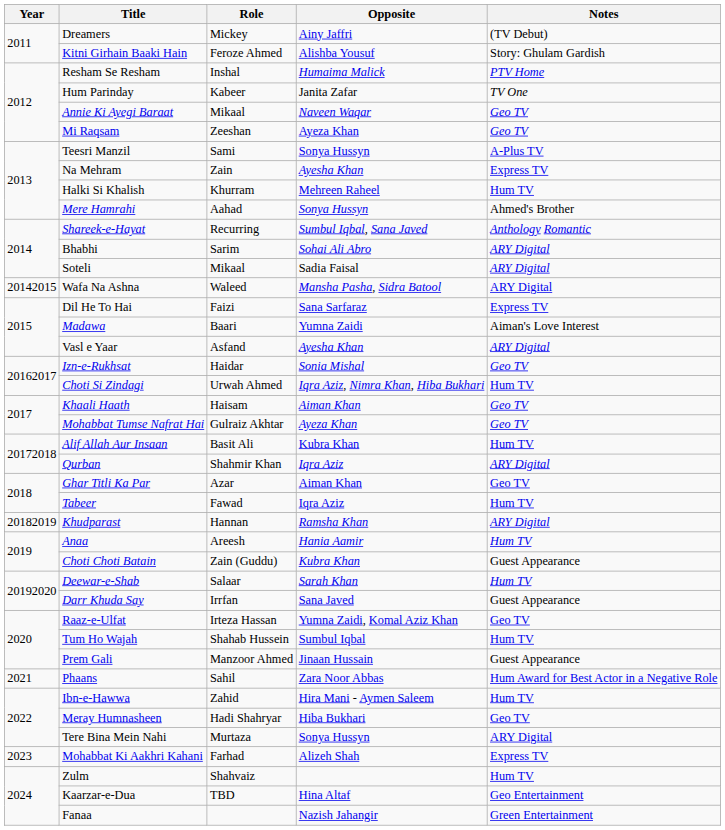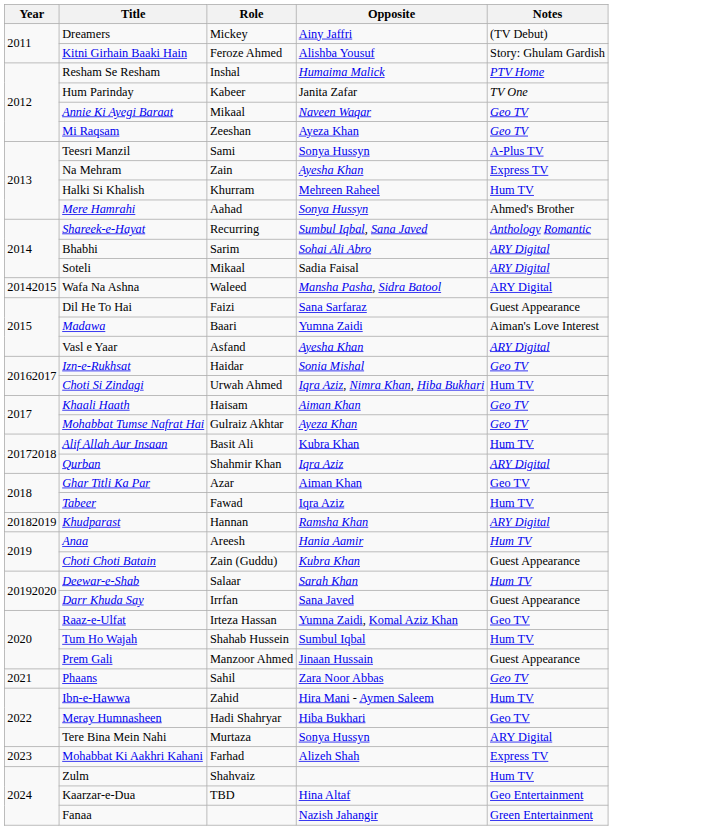(519, 307) Express TV -> (535, 307) Guest Appearance
(604, 678) Hum Award for Best Actor in a Negative Role -> (509, 678) Geo TV
